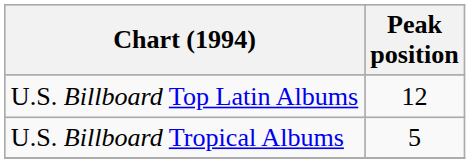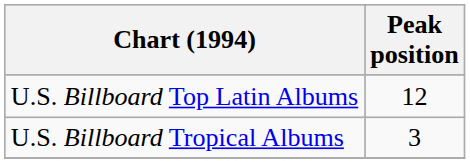(414, 137) 5 -> (414, 137) 3
